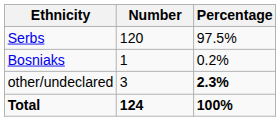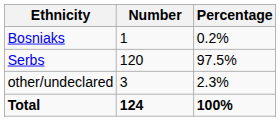rows swapped: (26, 37) <-> (36, 60)
(213, 82) bold -> (213, 82) normal
